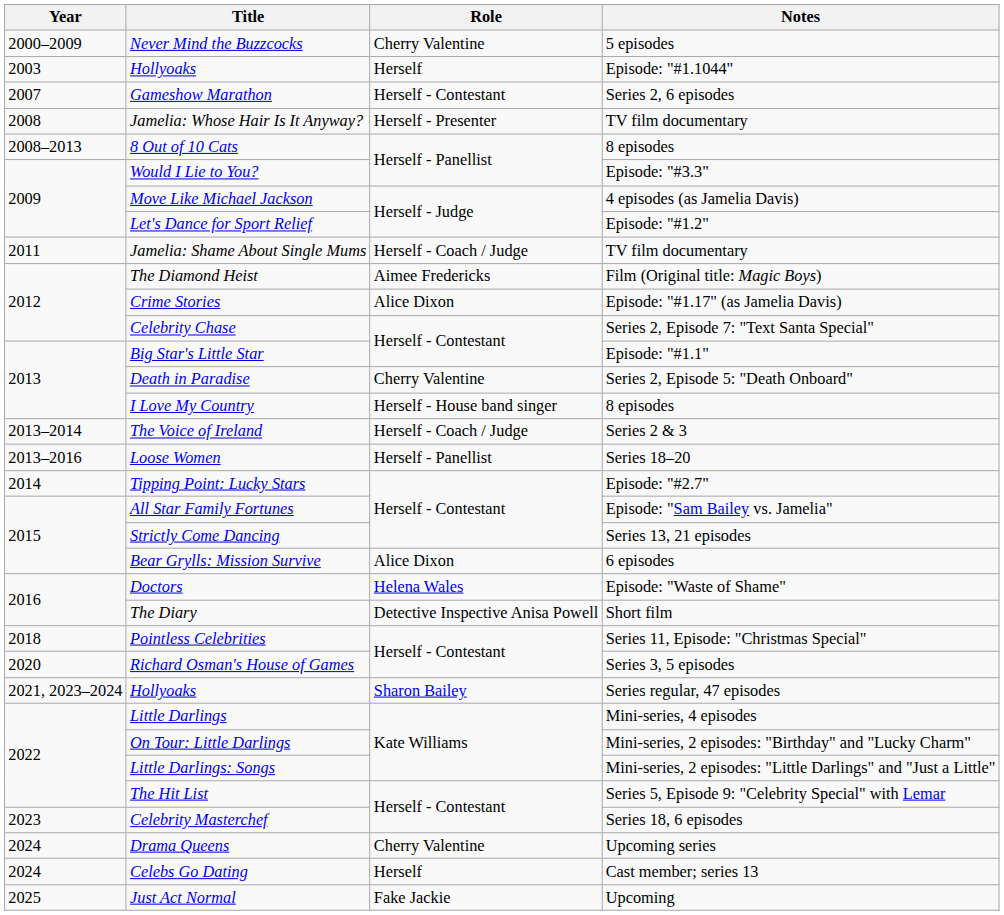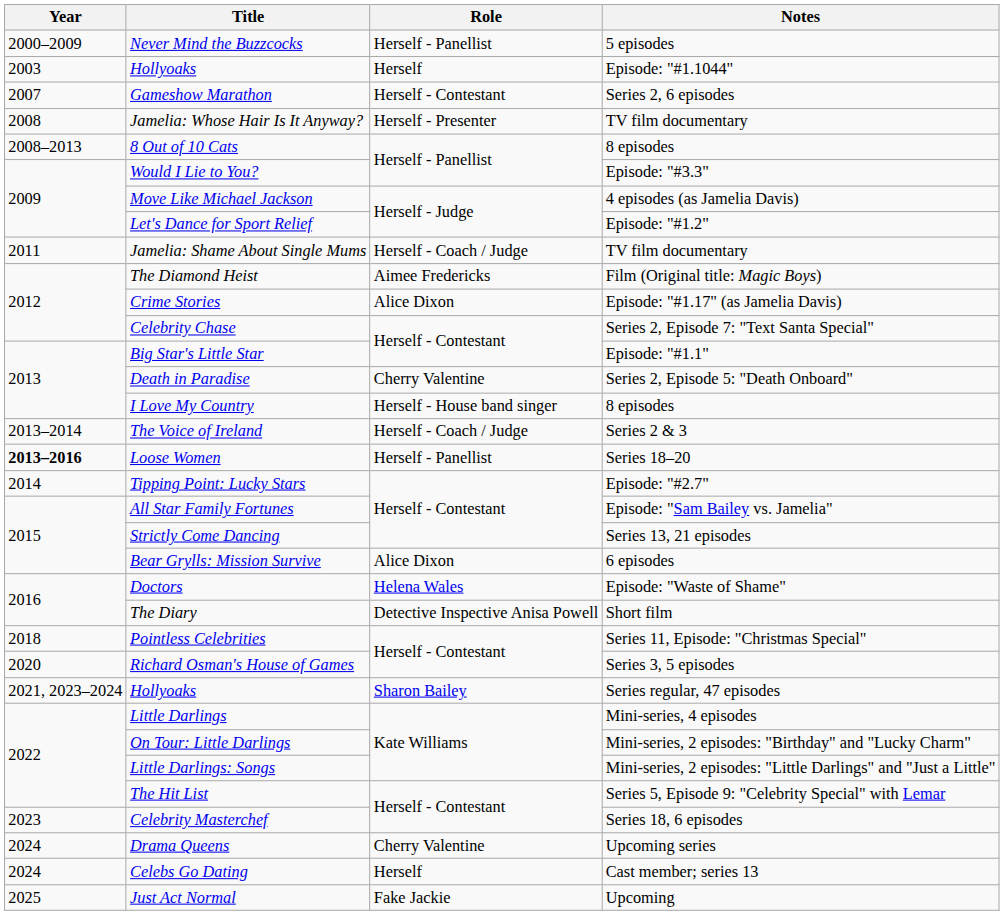(429, 43) Cherry Valentine -> (433, 43) Herself - Panellist
(45, 457) normal -> (45, 457) bold
